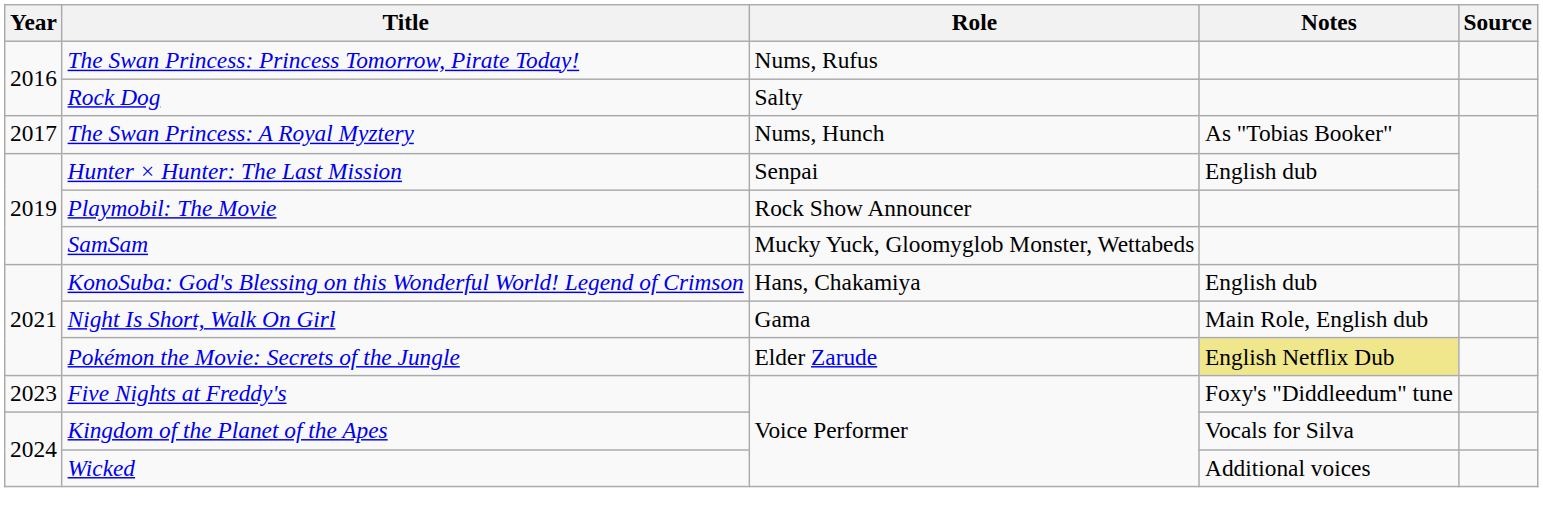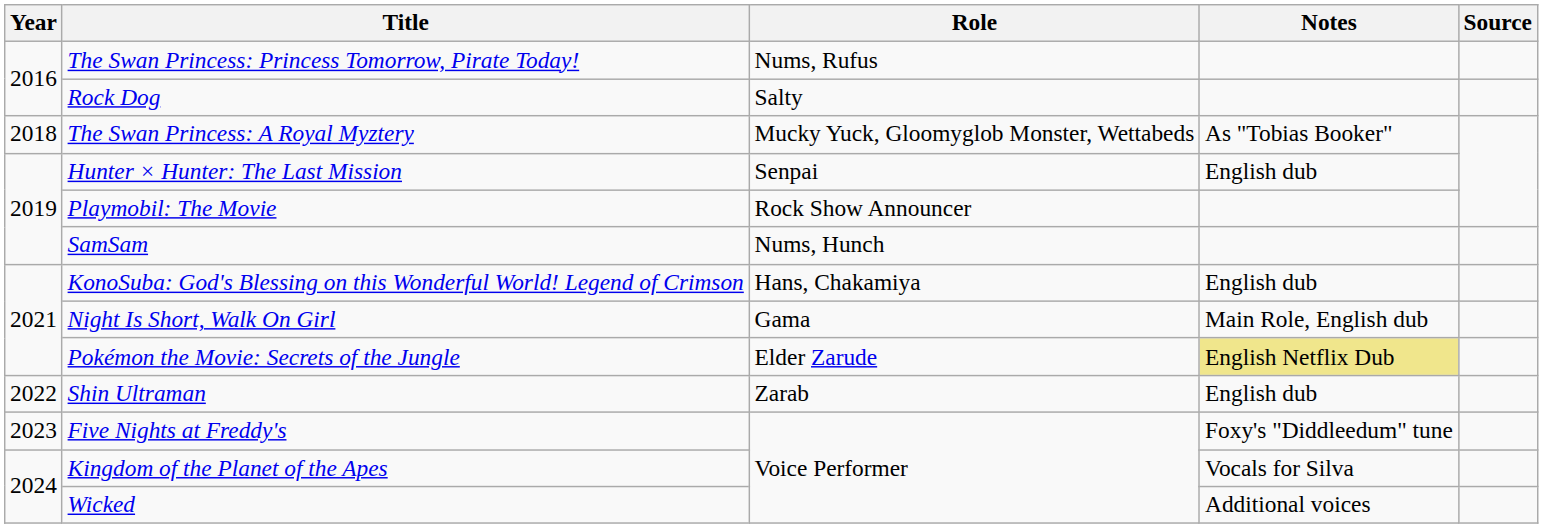(33, 134) 2017 -> (33, 134) 2018
(819, 134) Nums, Hunch -> (974, 134) Mucky Yuck, Gloomyglob Monster, Wettabeds
(974, 245) Mucky Yuck, Gloomyglob Monster, Wettabeds -> (819, 245) Nums, Hunch
+ row: (137, 393)
